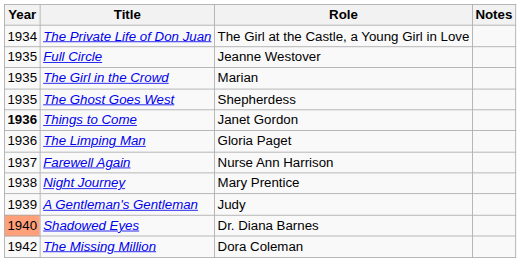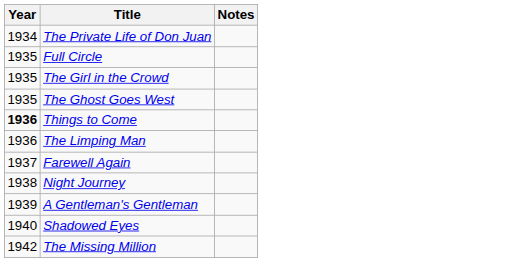- column: (343, 15)
(22, 225) lightsalmon background -> (22, 225) no background
